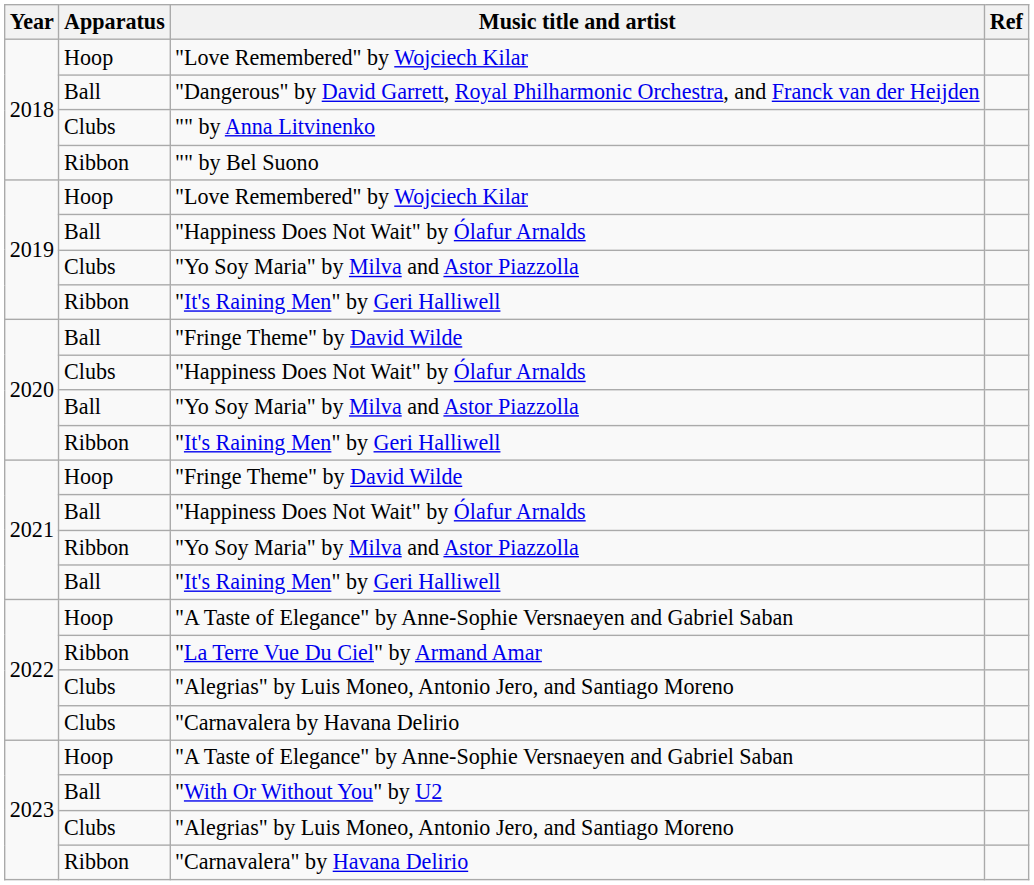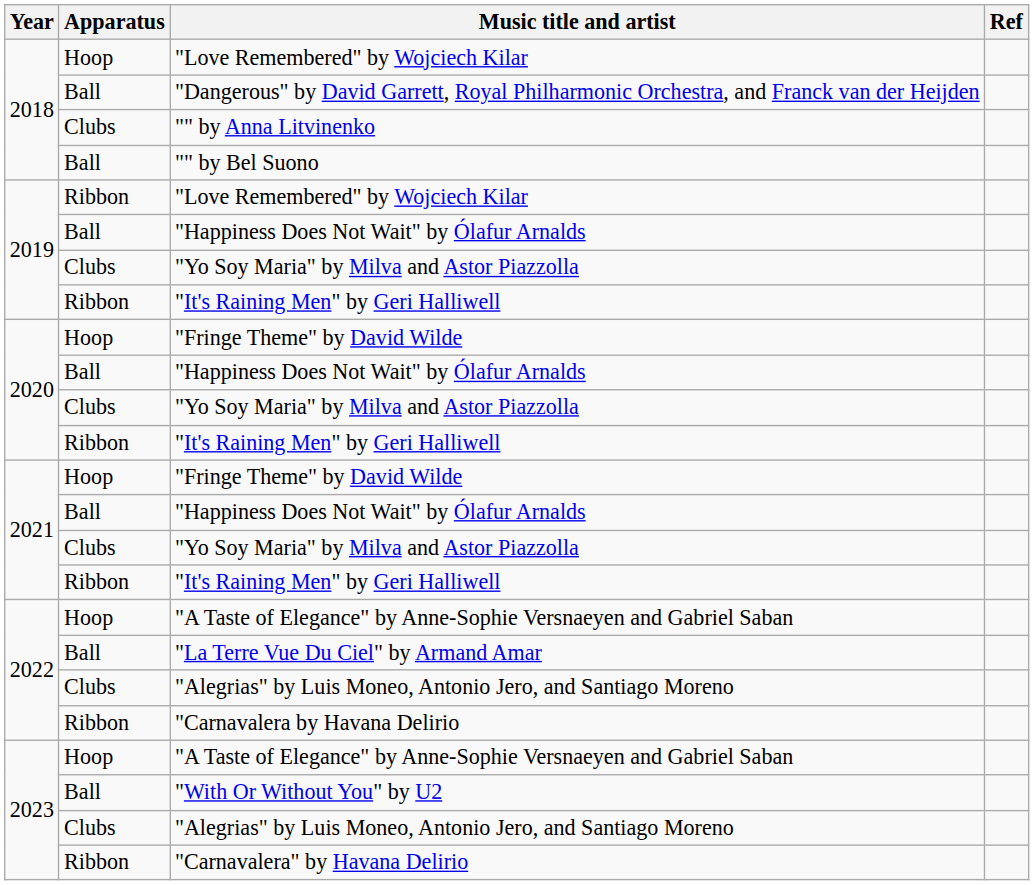(97, 162) Ribbon -> (83, 162) Ball
(89, 197) Hoop -> (97, 197) Ribbon
(83, 337) Ball -> (89, 337) Hoop
(90, 372) Clubs -> (83, 372) Ball
(83, 407) Ball -> (90, 407) Clubs
(97, 547) Ribbon -> (90, 547) Clubs
(83, 582) Ball -> (97, 582) Ribbon
(97, 652) Ribbon -> (83, 652) Ball
(90, 722) Clubs -> (97, 722) Ribbon
